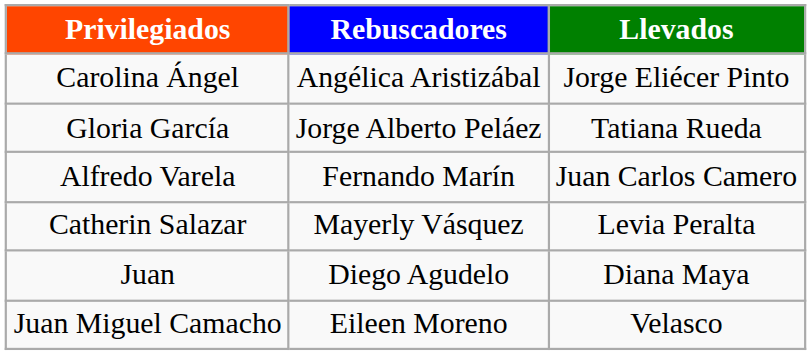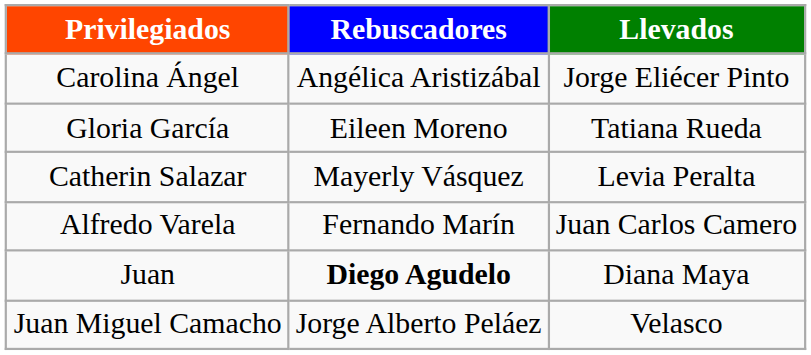(419, 126) Jorge Alberto Peláez -> (419, 126) Eileen Moreno
rows swapped: (148, 225) <-> (148, 176)
(419, 274) normal -> (419, 274) bold
(419, 323) Eileen Moreno -> (419, 323) Jorge Alberto Peláez
